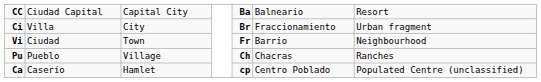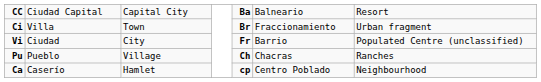(134, 26) City -> (134, 26) Town
(134, 41) Town -> (134, 41) City
(391, 41) Neighbourhood -> (445, 41) Populated Centre (unclassified)
(445, 70) Populated Centre (unclassified) -> (391, 70) Neighbourhood
